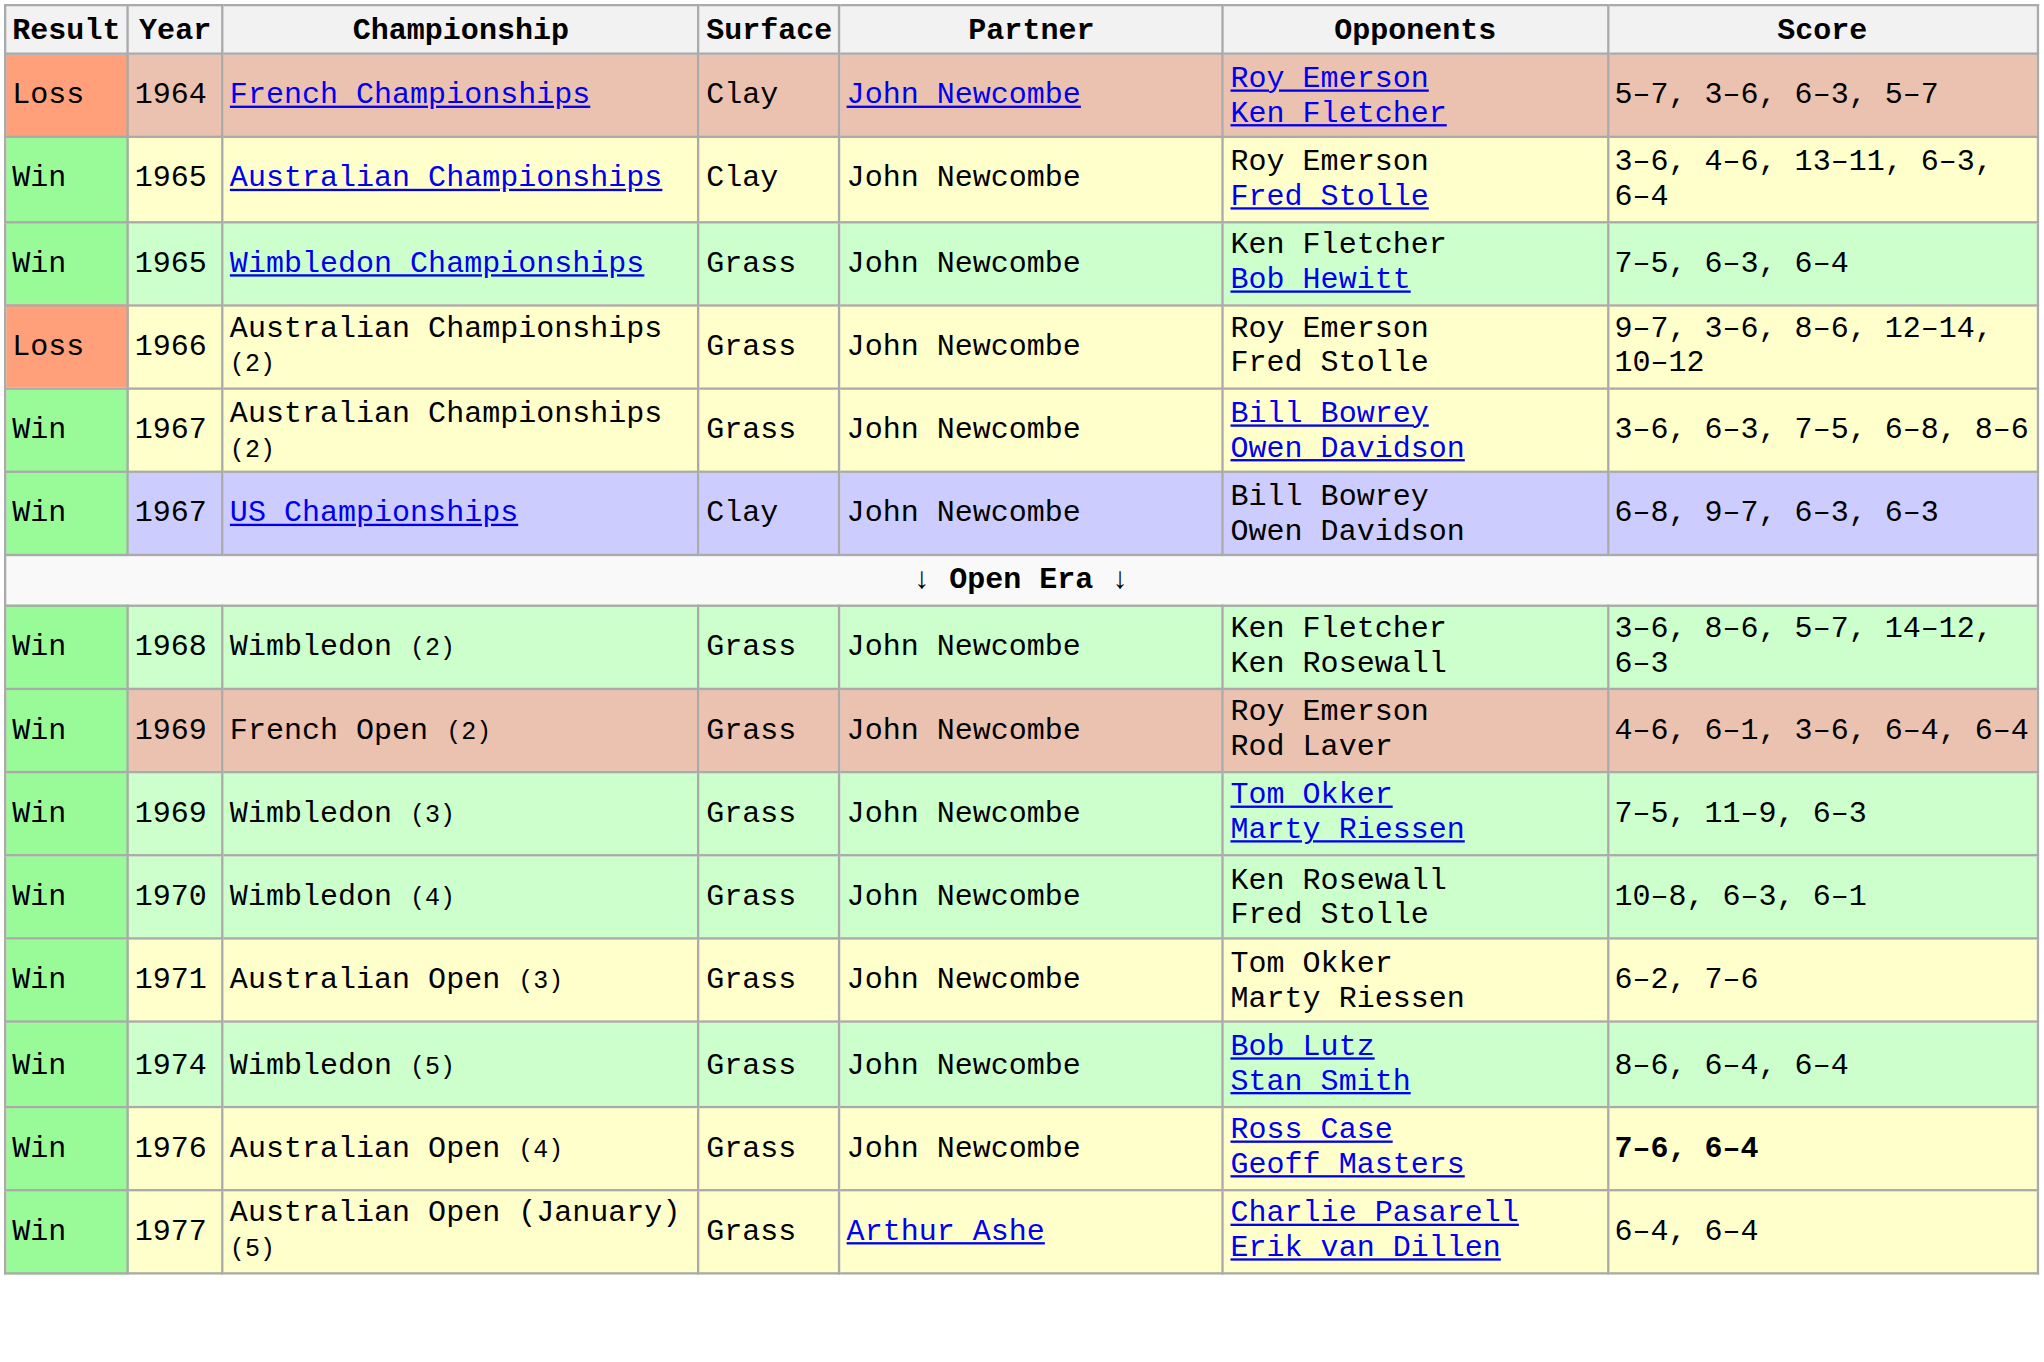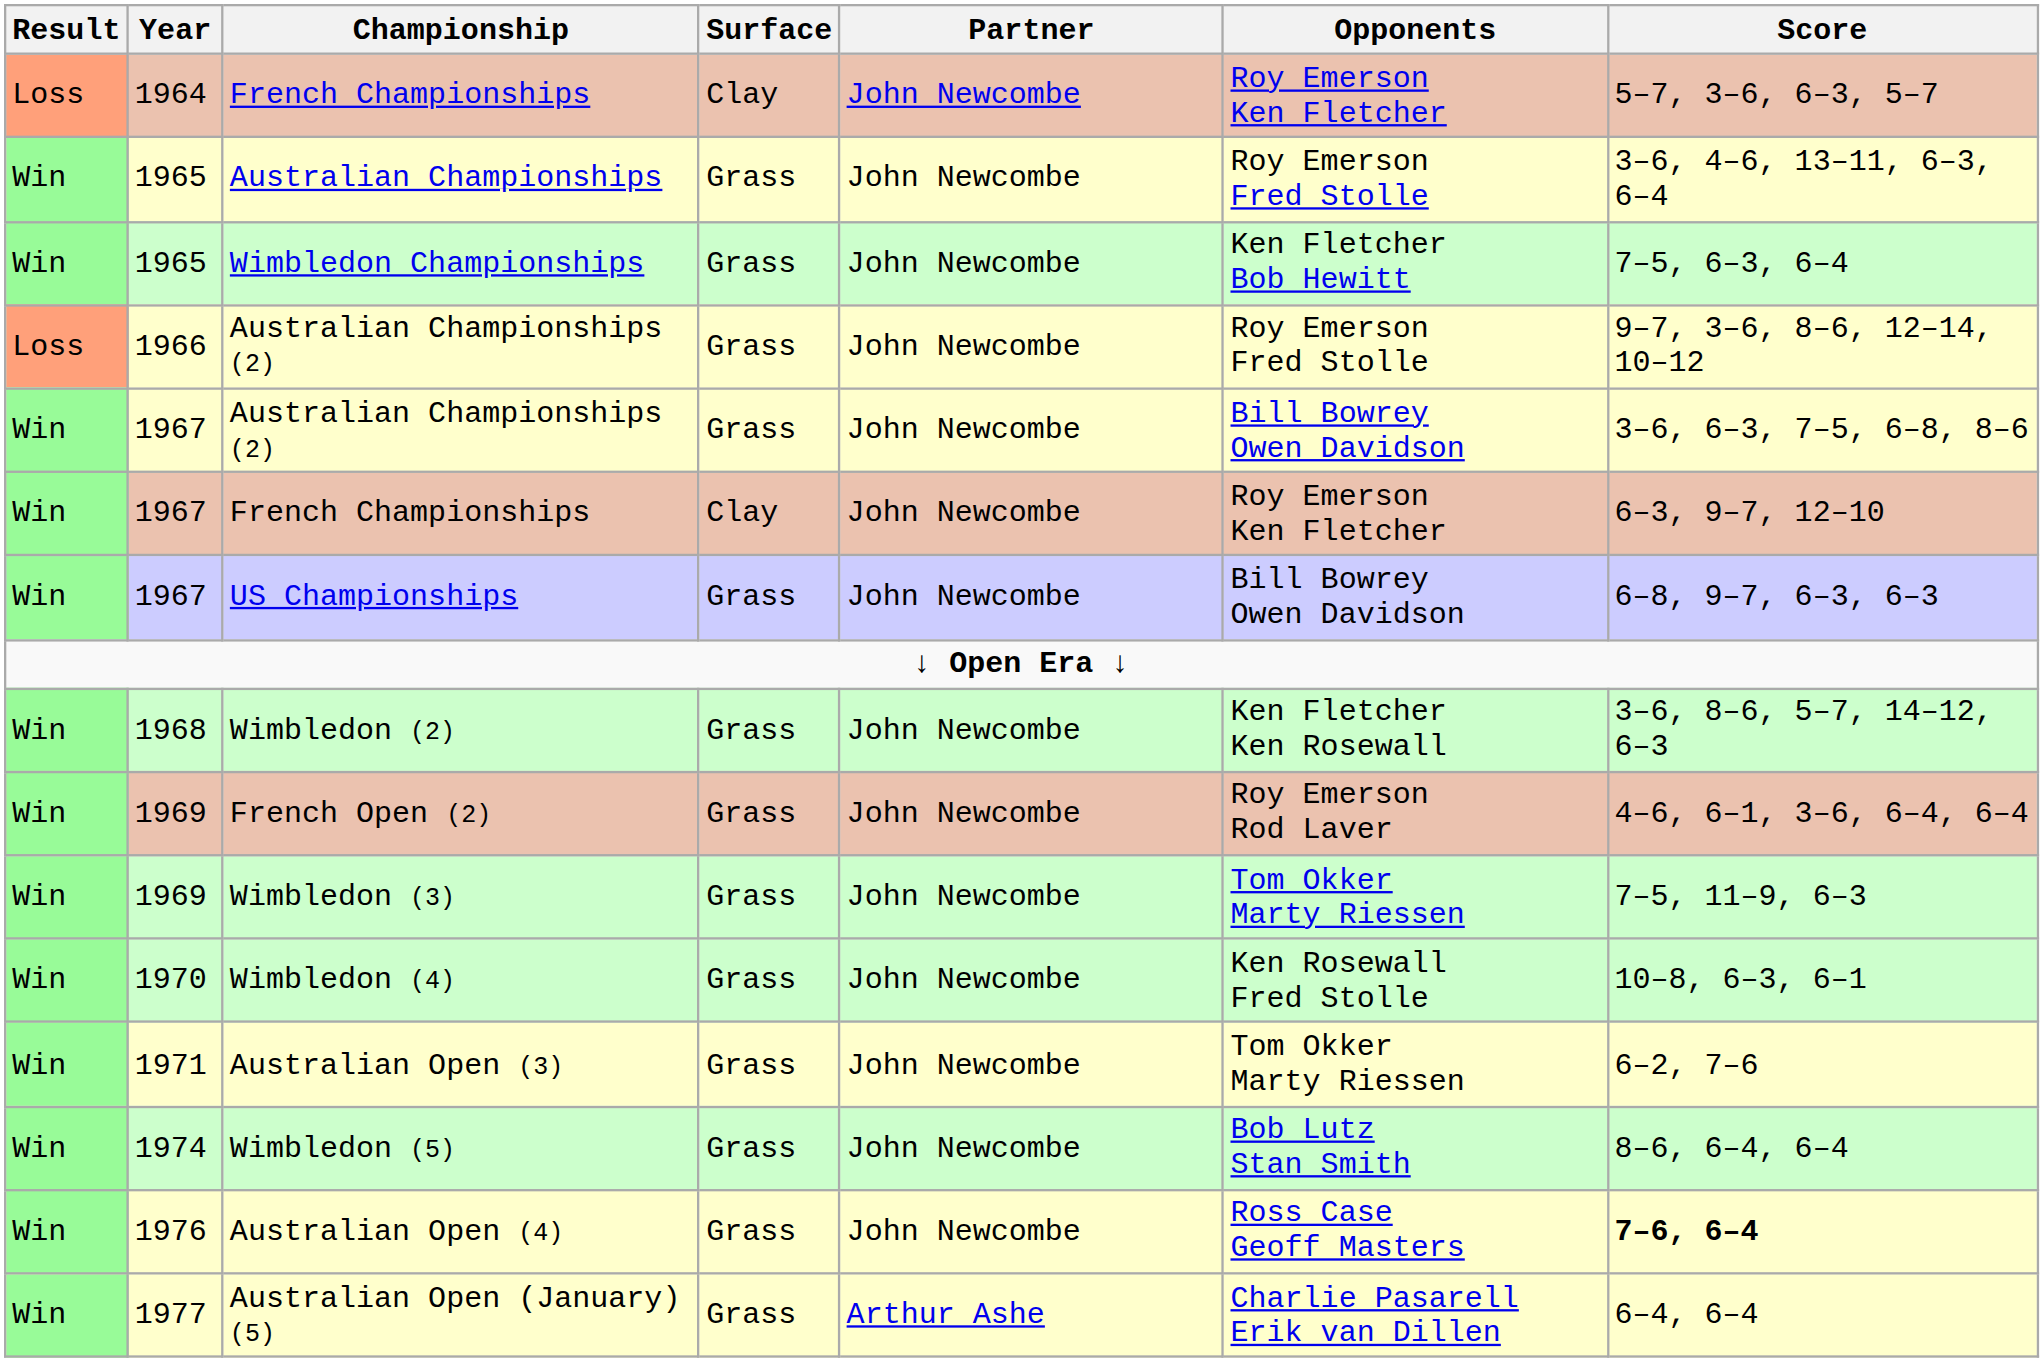(742, 179) Clay -> (751, 179) Grass
+ row: (171, 514)
(742, 514) Clay -> (751, 597) Grass
